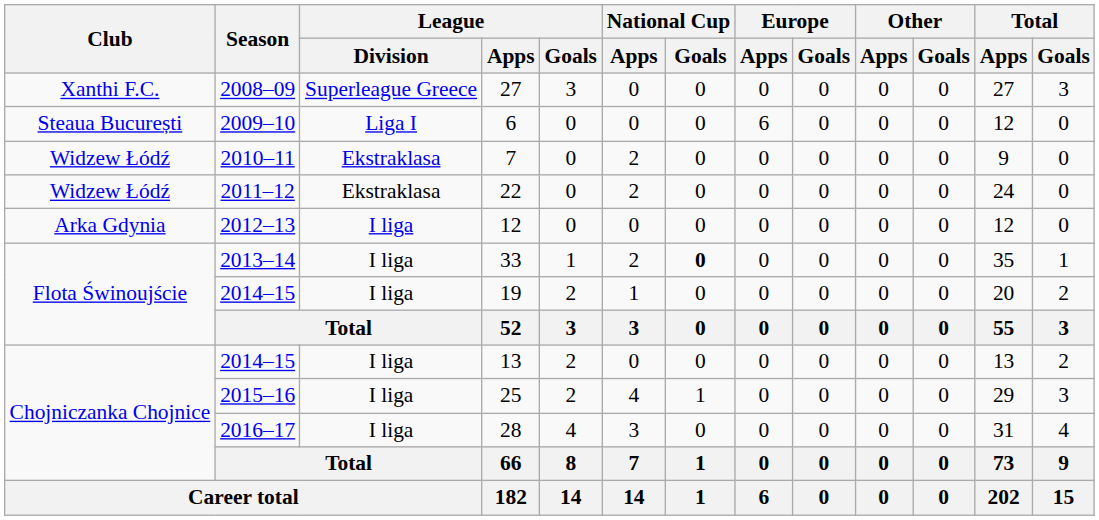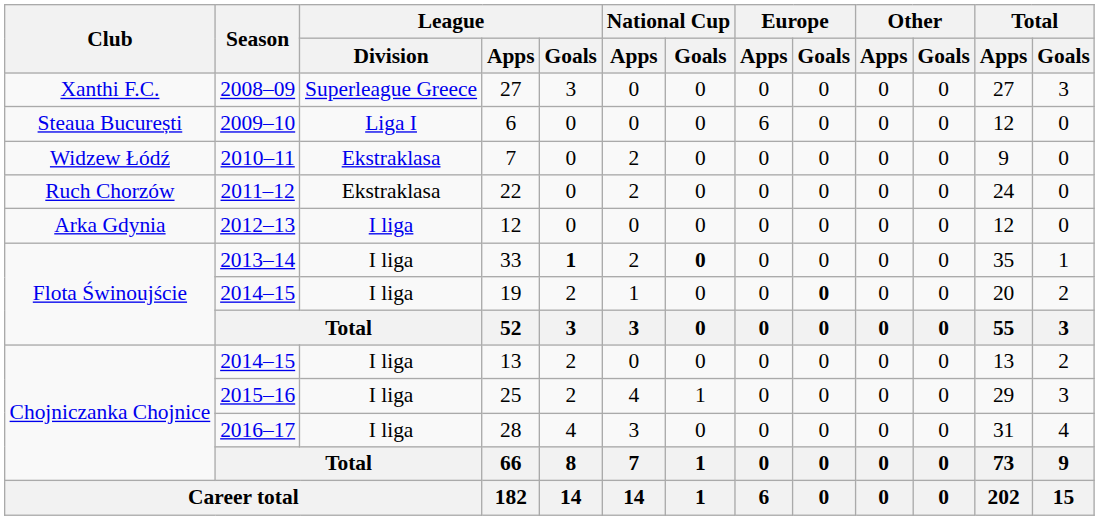(110, 191) Widzew Łódź -> (110, 191) Ruch Chorzów
(571, 259) normal -> (571, 259) bold
(824, 293) normal -> (824, 293) bold
